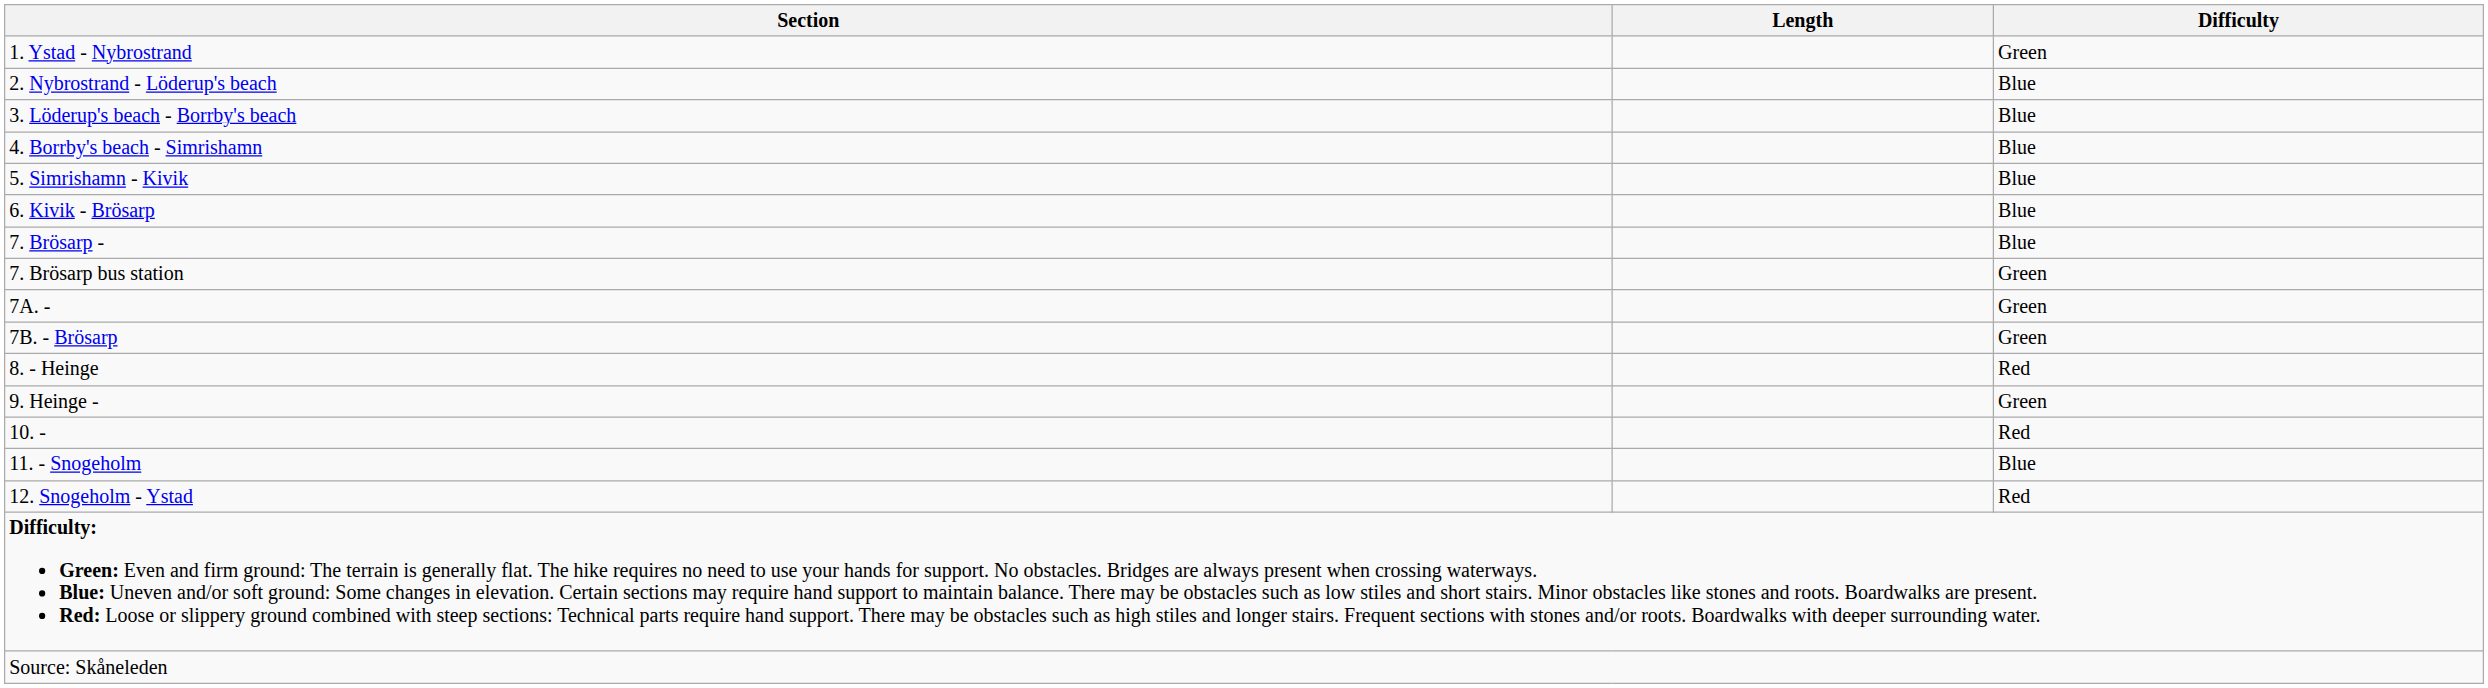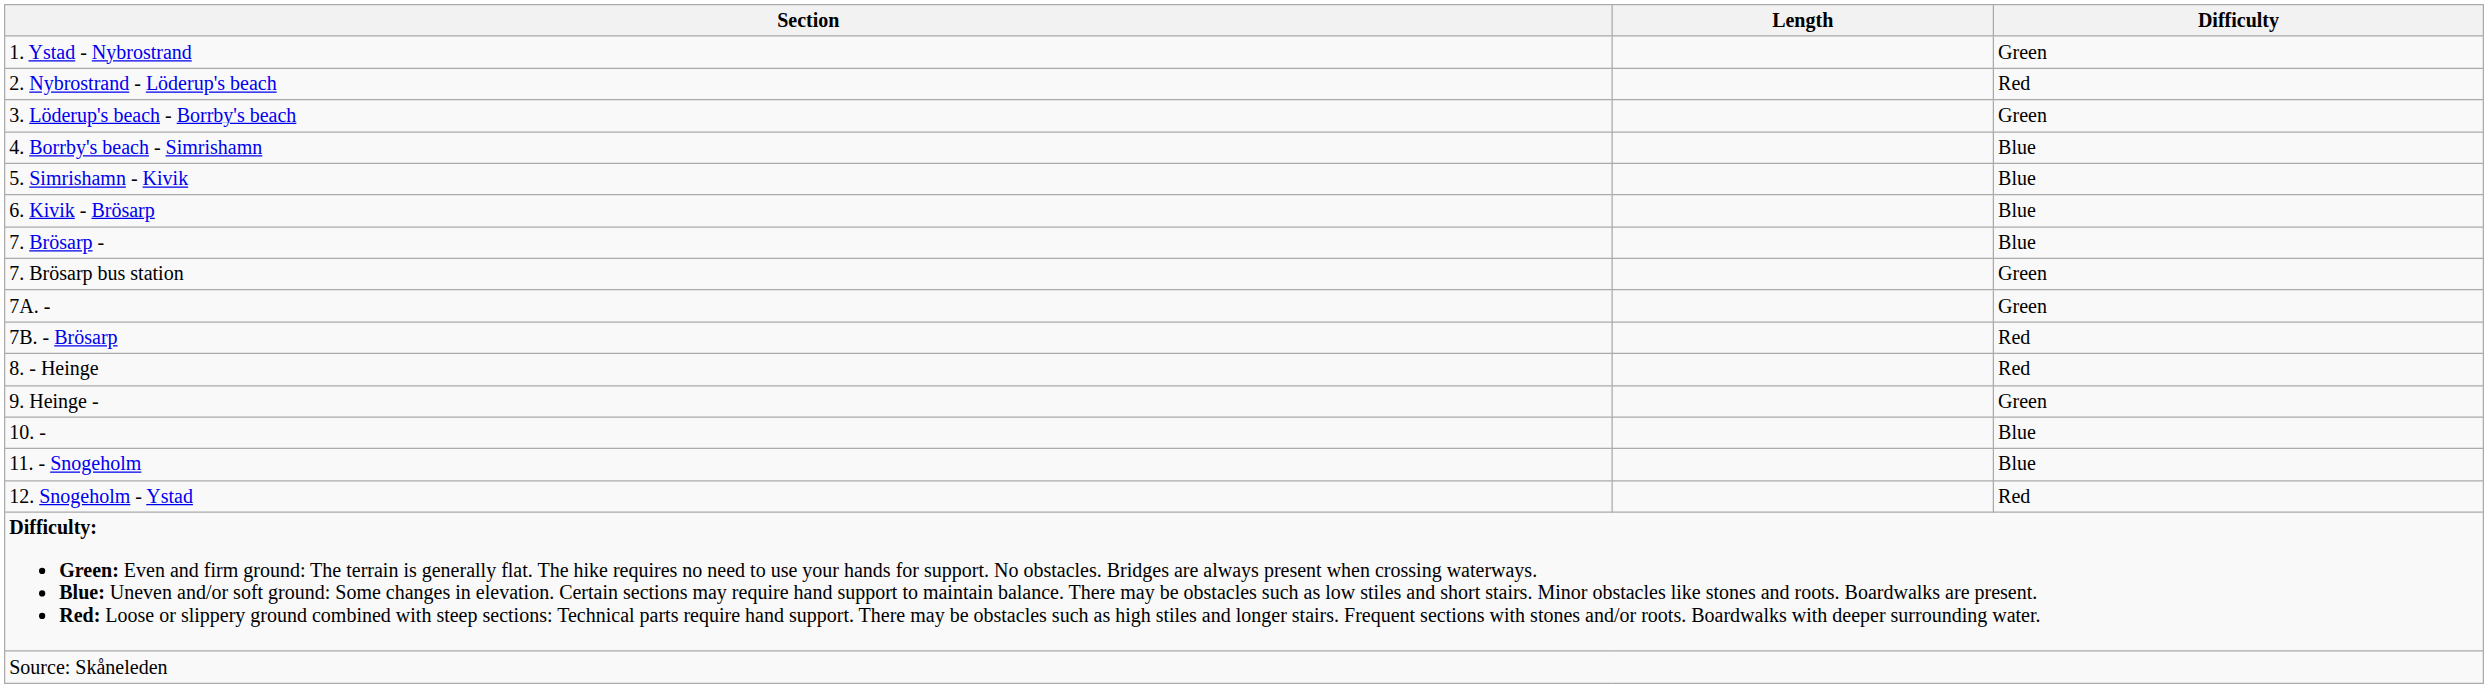(2017, 83) Blue -> (2014, 83) Red
(2017, 115) Blue -> (2023, 115) Green
(2023, 337) Green -> (2014, 337) Red
(2014, 432) Red -> (2017, 432) Blue
